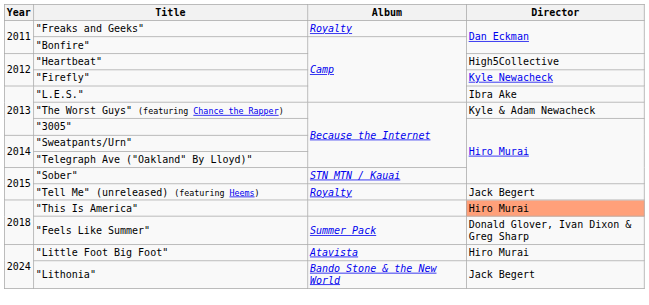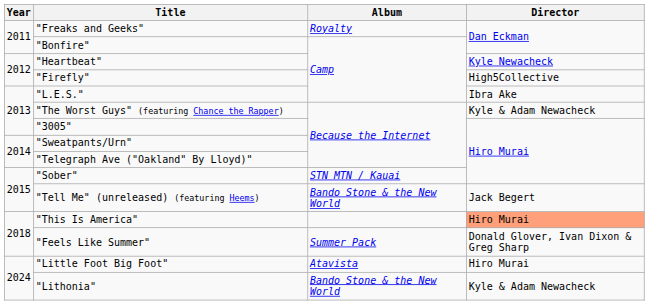(514, 61) High5Collective -> (511, 61) Kyle Newacheck
(511, 78) Kyle Newacheck -> (514, 78) High5Collective
(331, 192) Royalty -> (373, 198) Bando Stone & the New World
(502, 275) Jack Begert -> (532, 286) Kyle & Adam Newacheck
